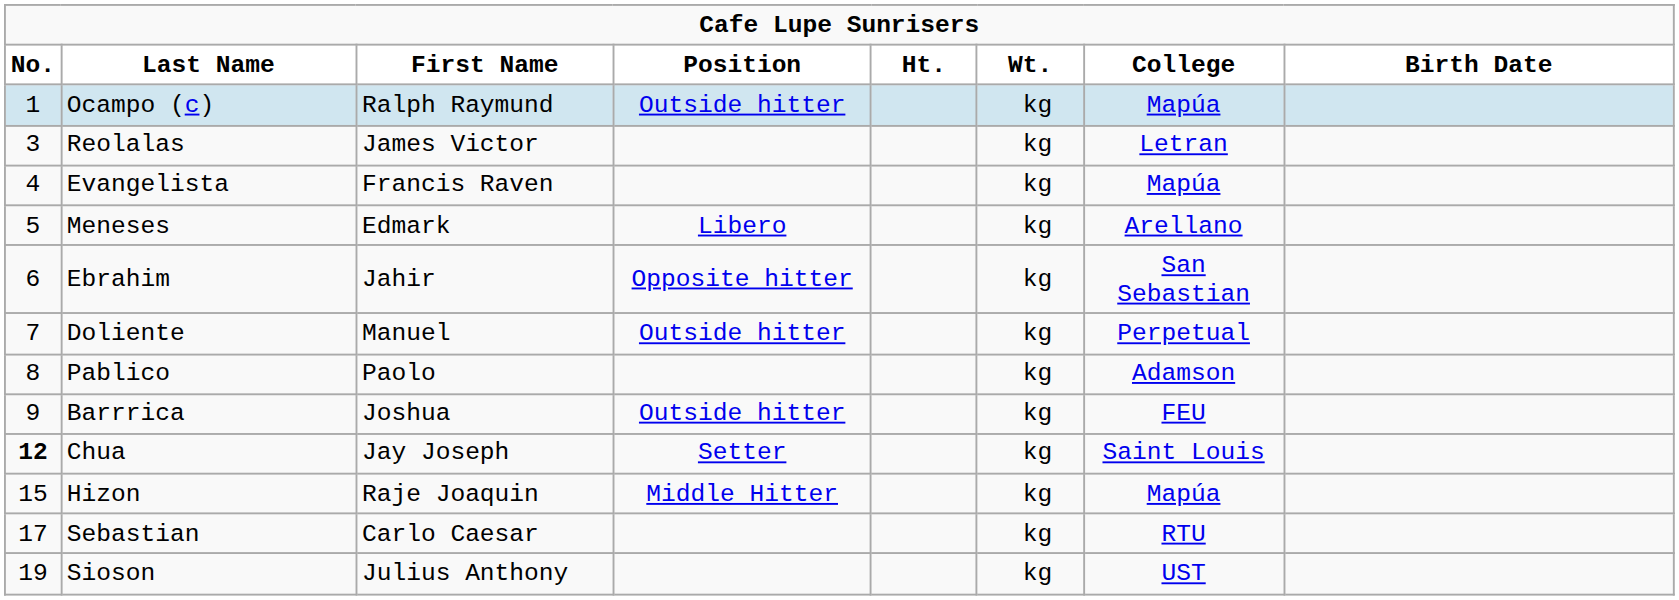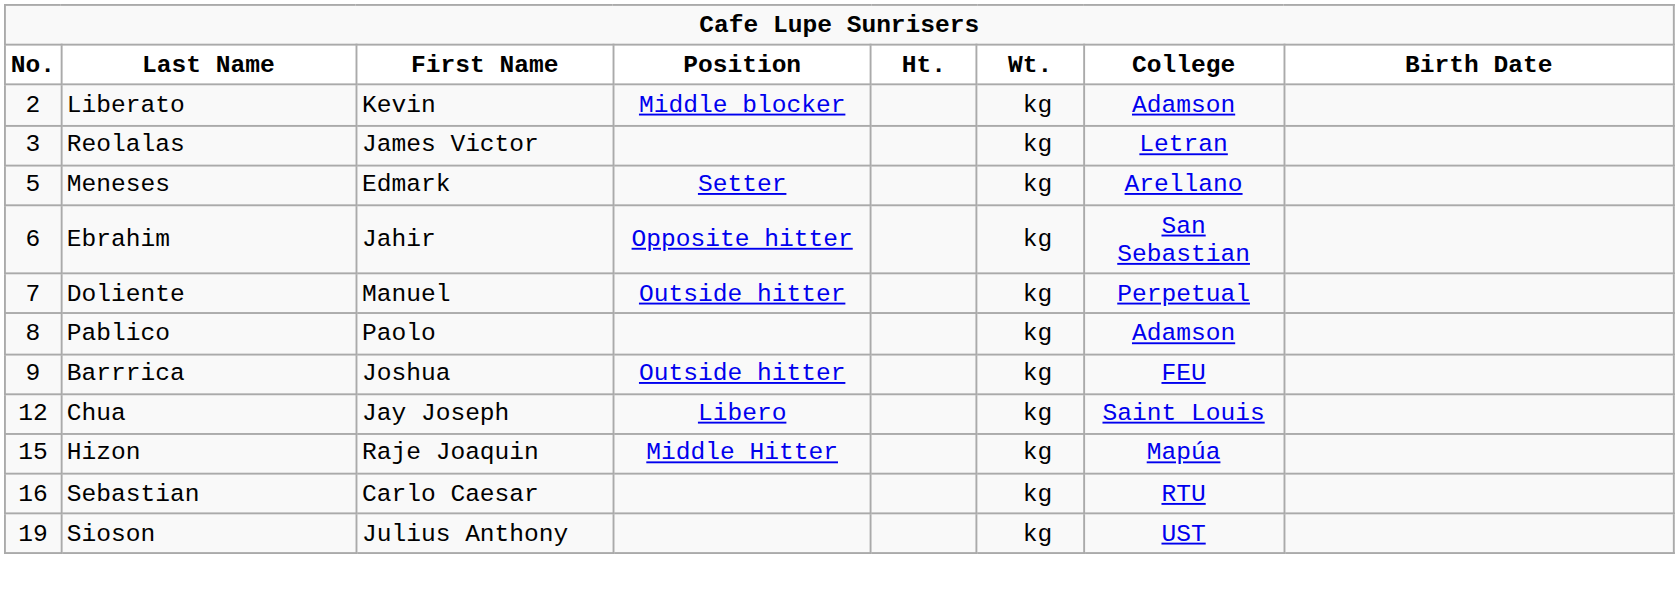- row: (140, 105)
+ row: (126, 105)
- row: (148, 185)
(742, 225) Libero -> (742, 185) Setter
(33, 454) bold -> (33, 414) normal
(742, 454) Setter -> (742, 414) Libero
(33, 534) 17 -> (33, 494) 16
